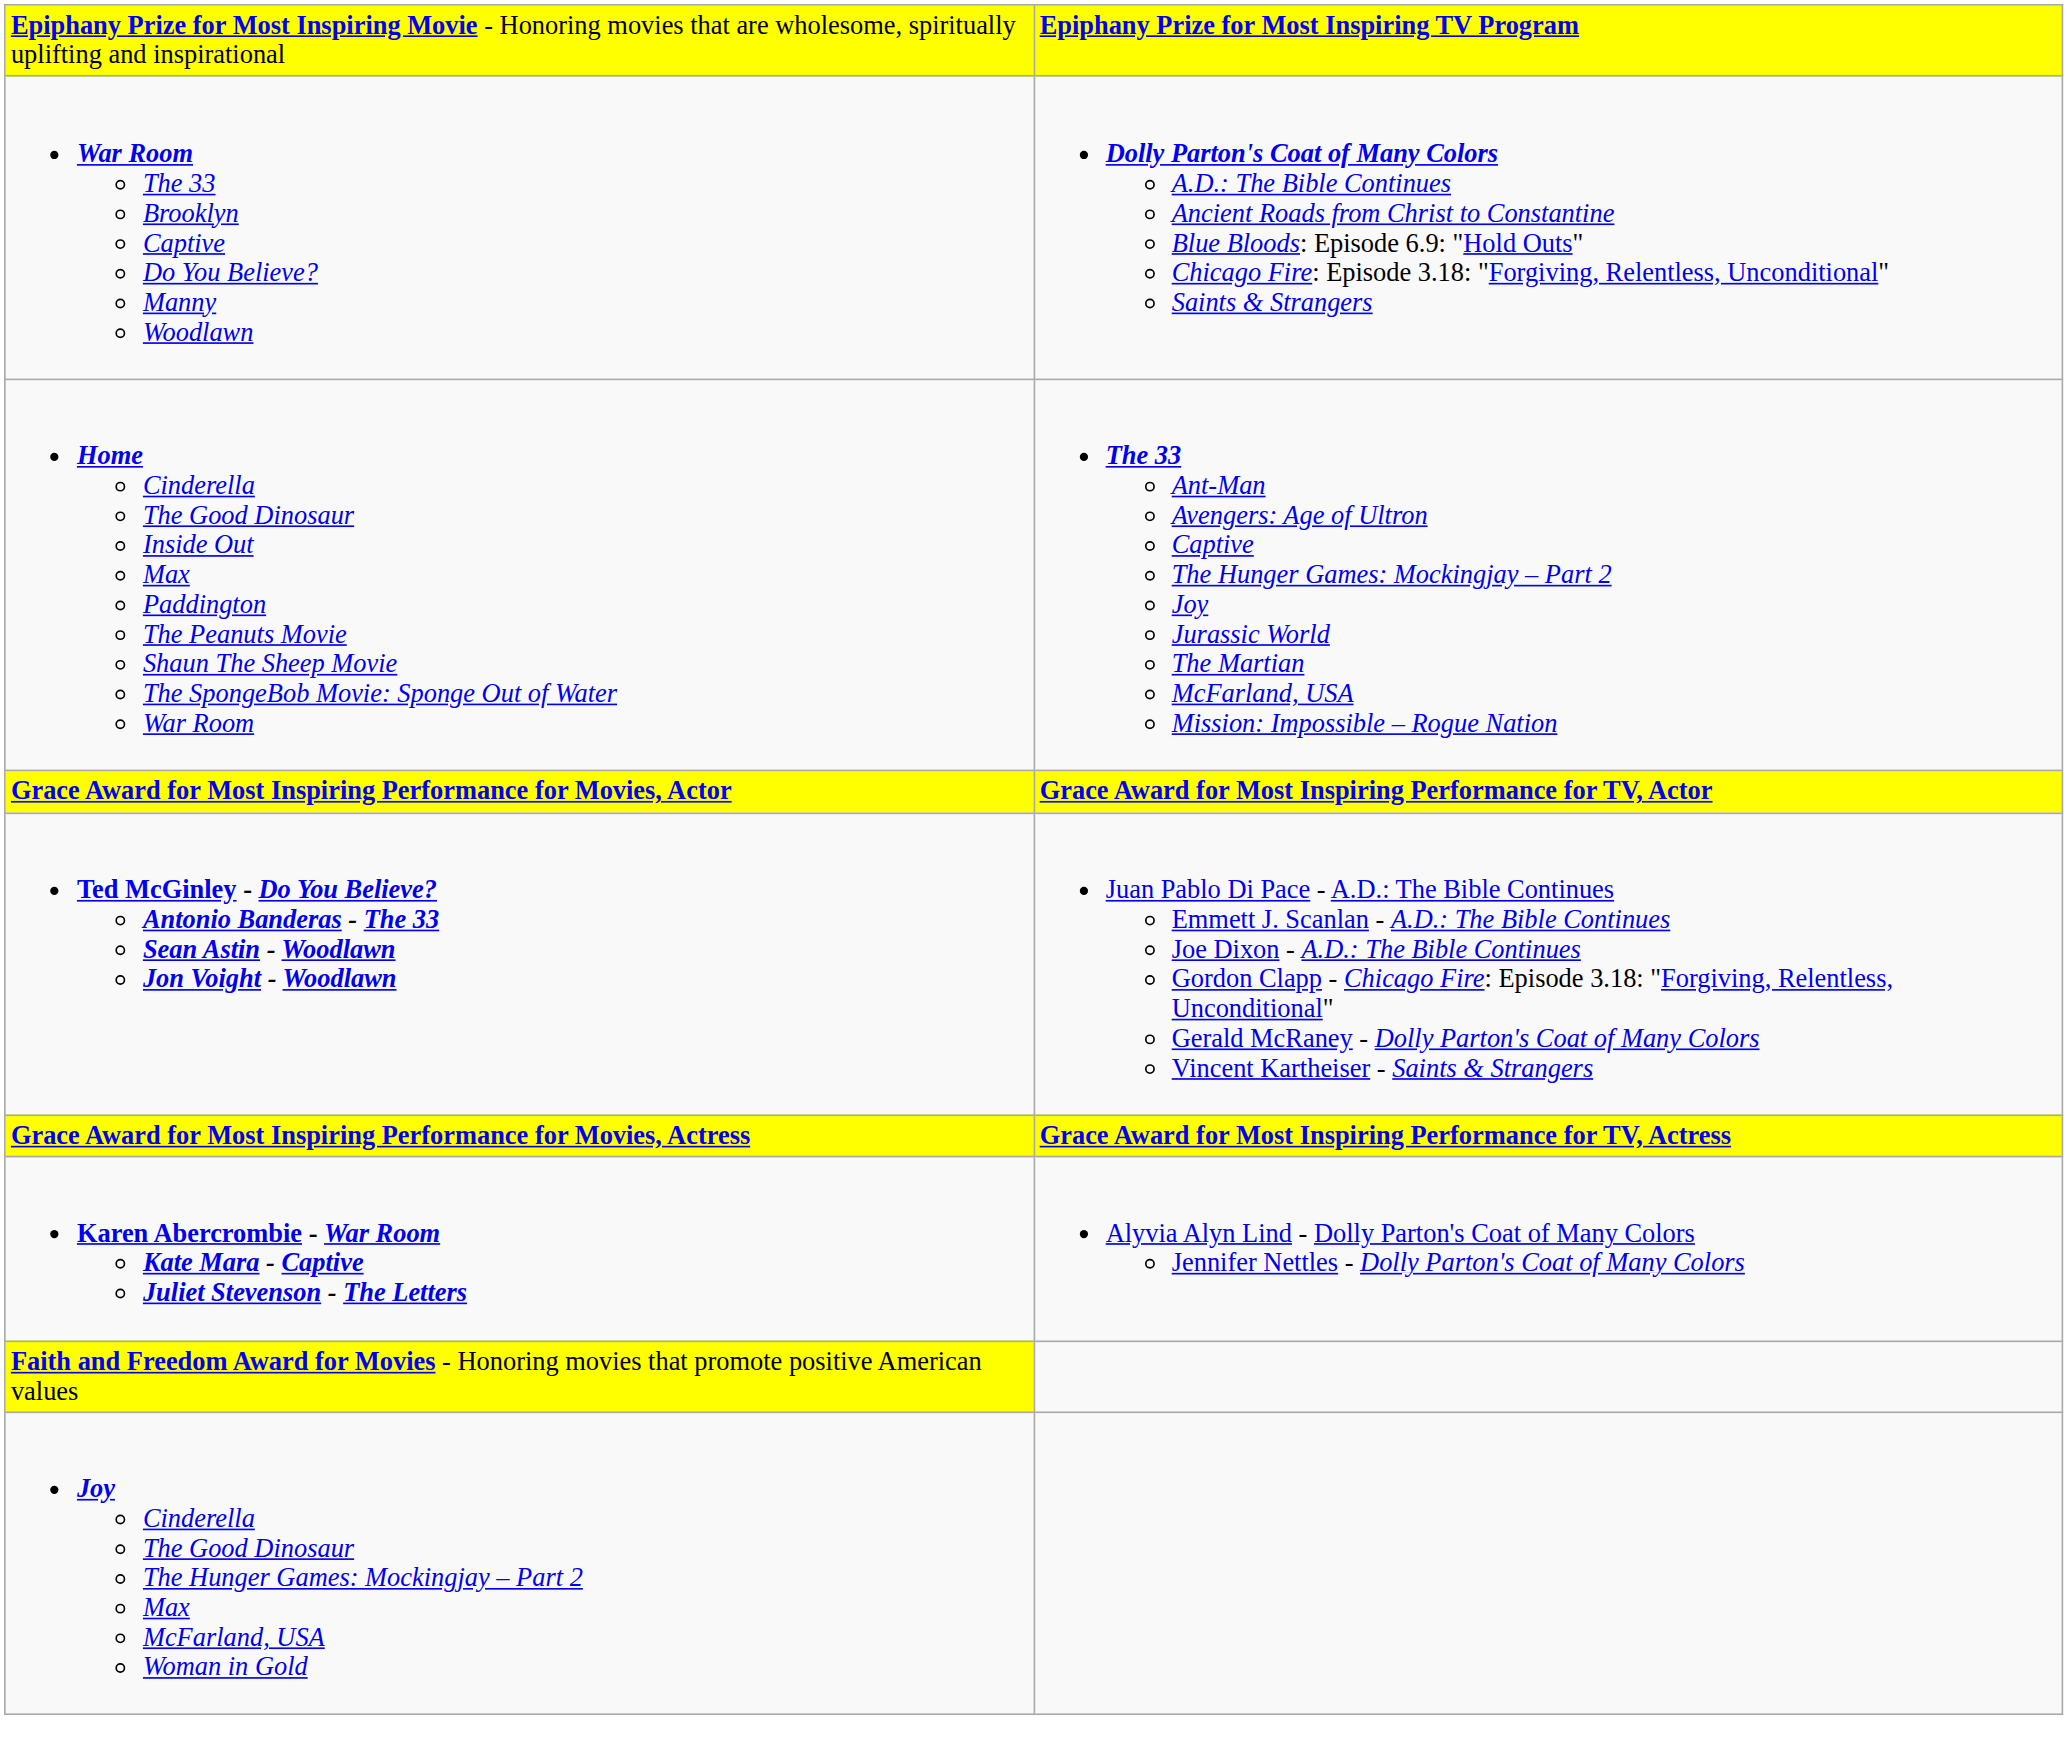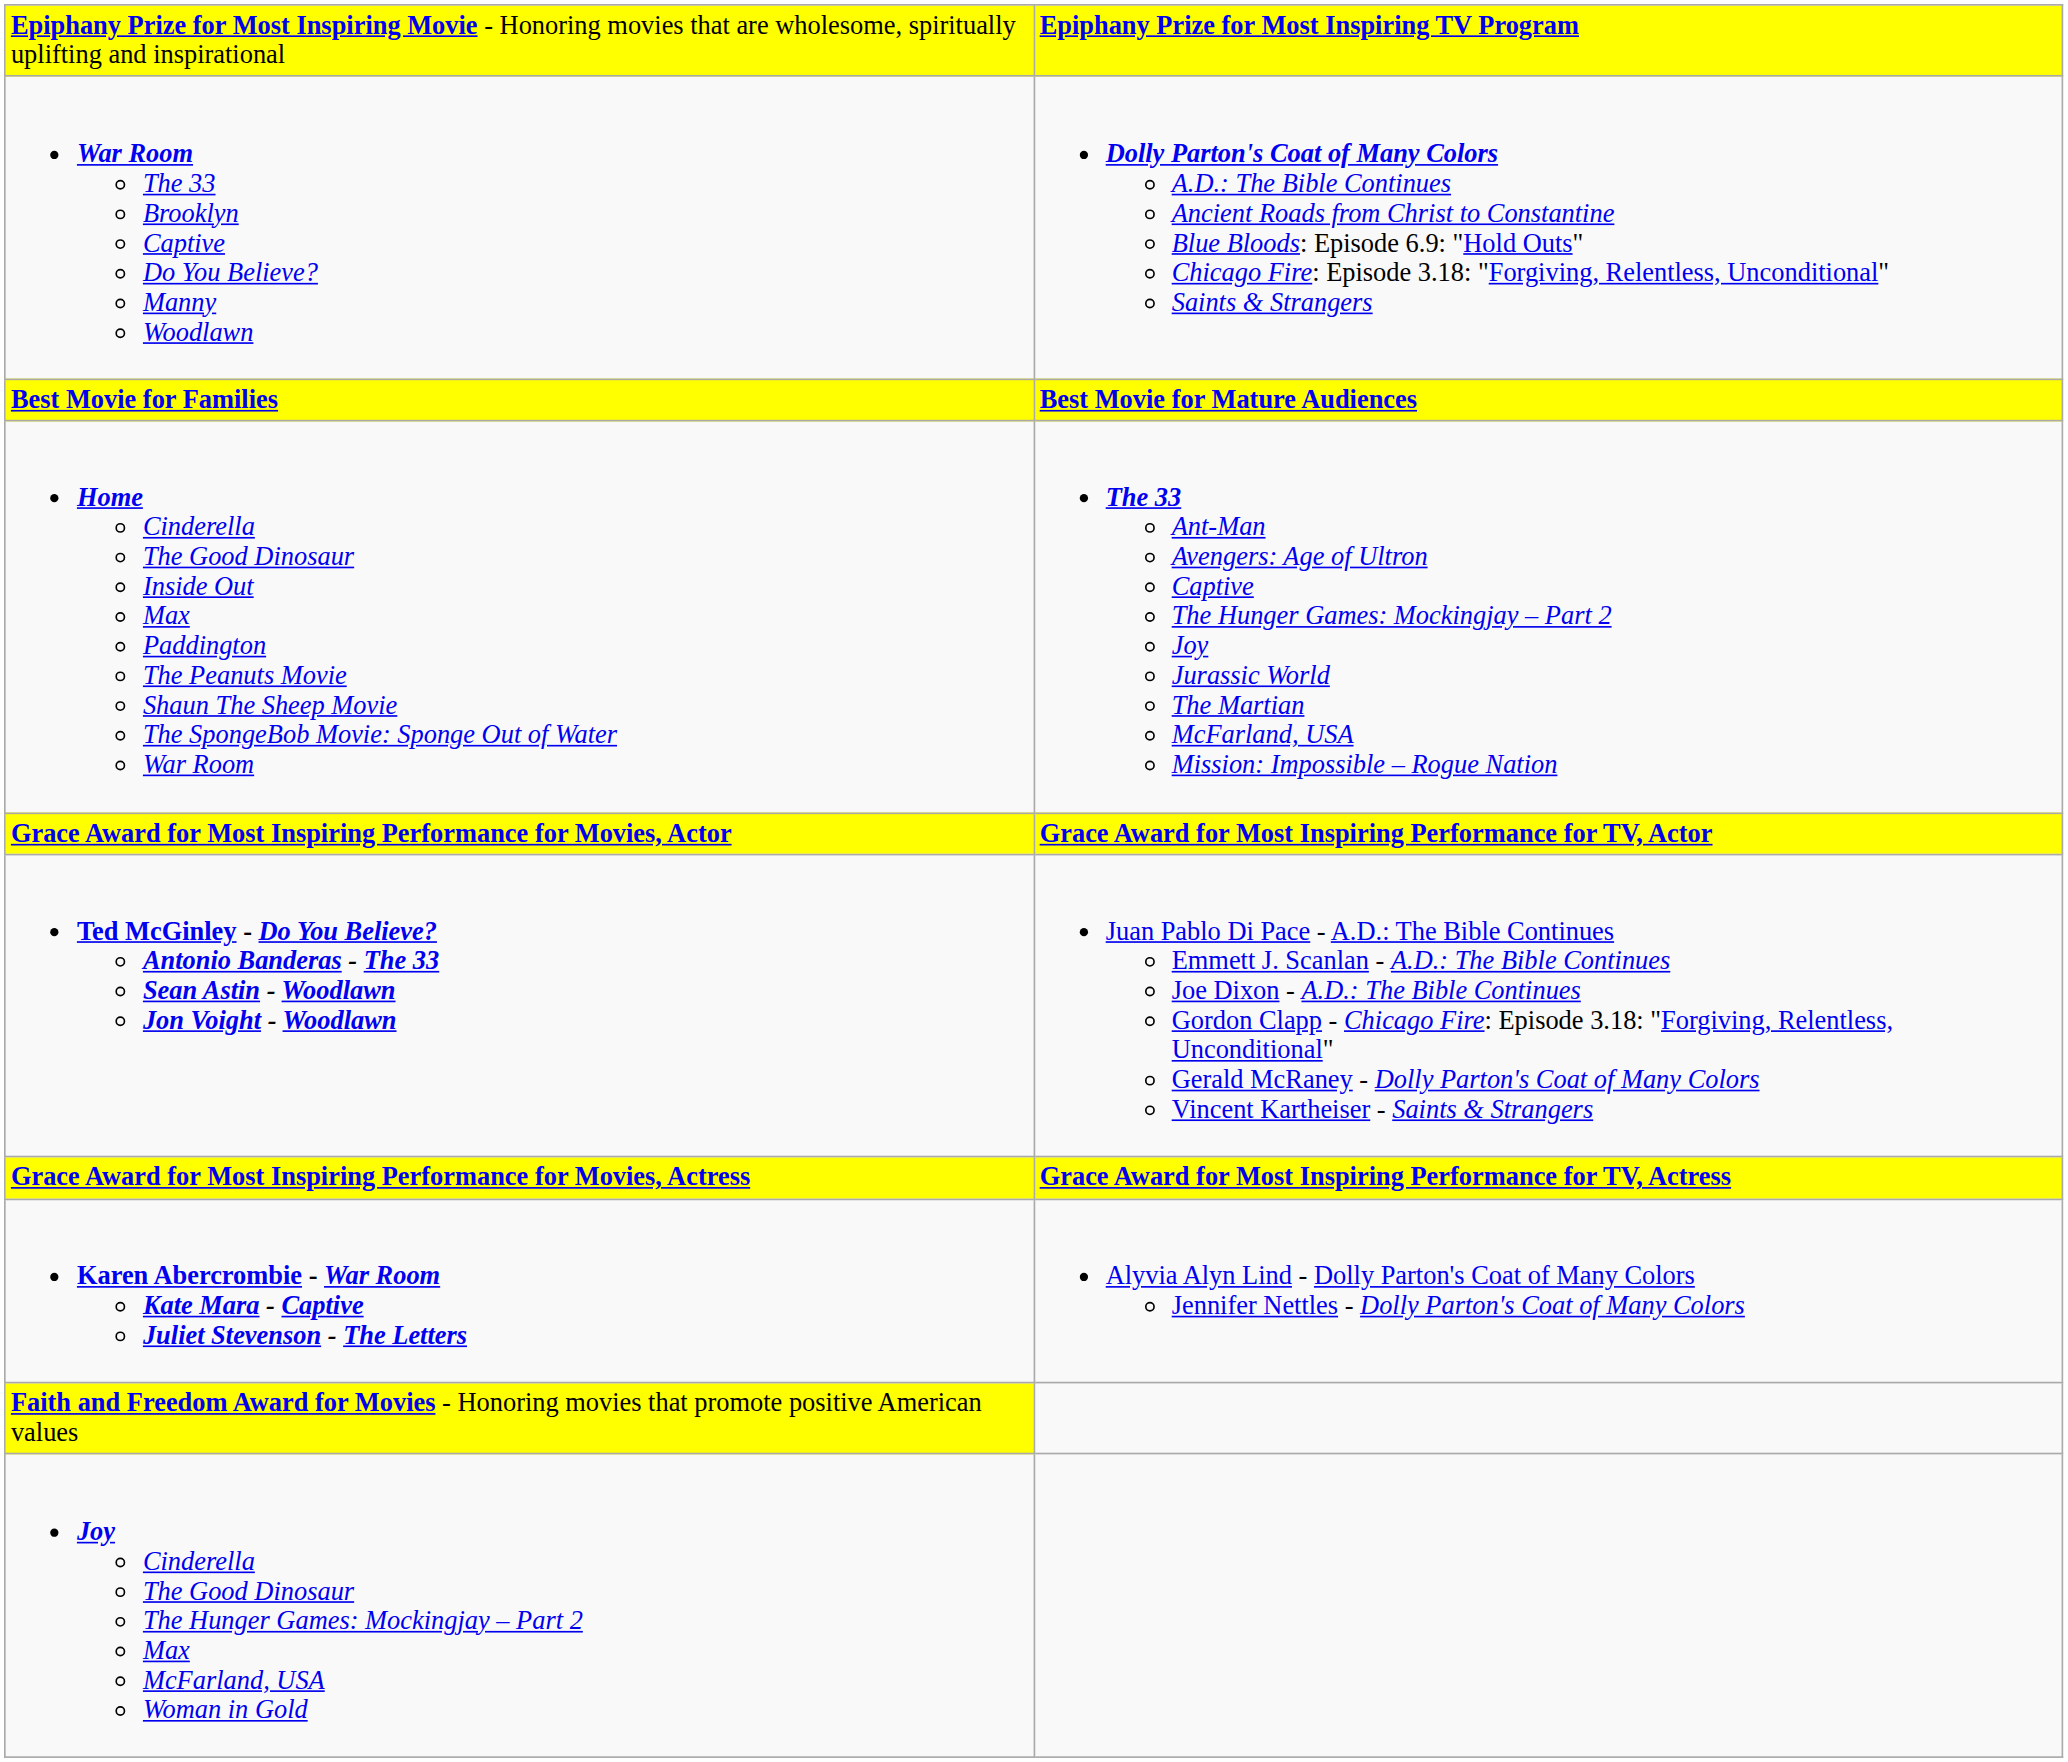+ row: (144, 399)
